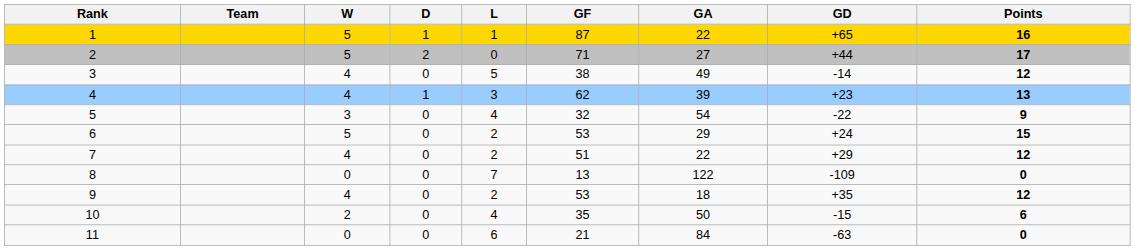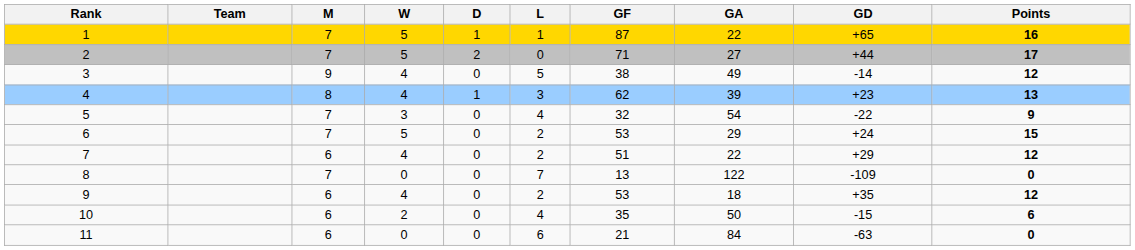+ column: (328, 14)
